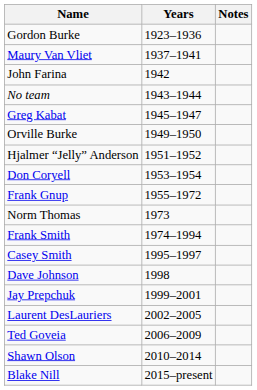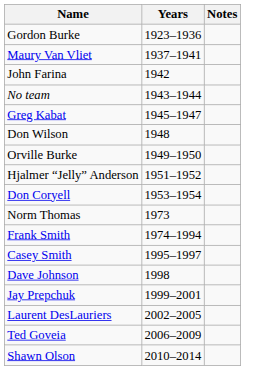+ row: (38, 134)
- row: (38, 194)
- row: (33, 375)
